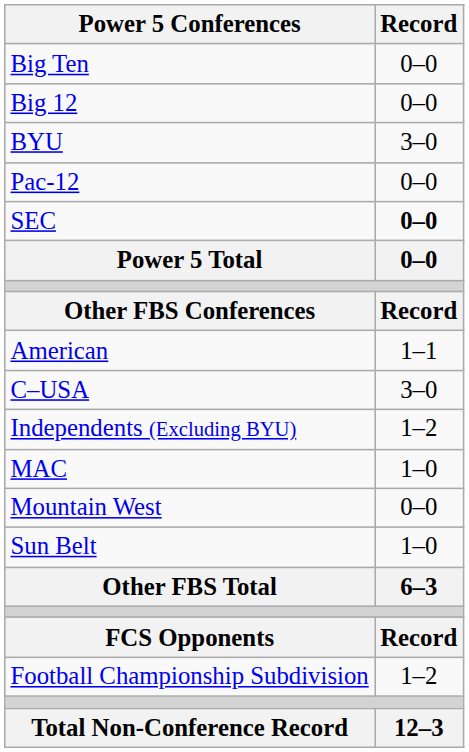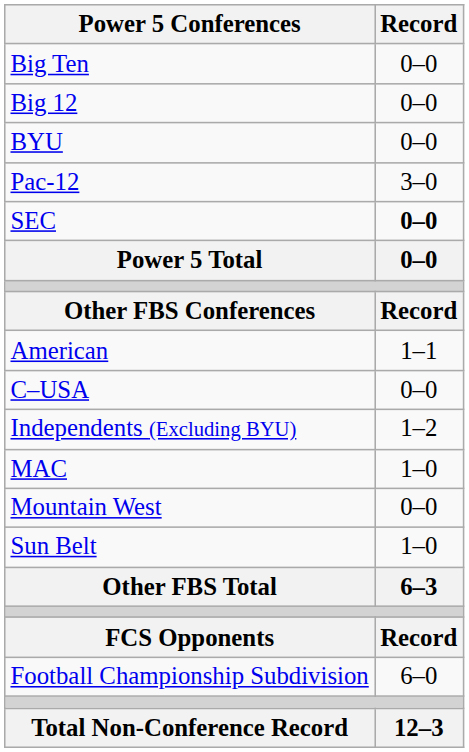(419, 142) 3–0 -> (419, 142) 0–0
(419, 181) 0–0 -> (419, 181) 3–0
(419, 389) 3–0 -> (419, 389) 0–0
(419, 676) 1–2 -> (419, 676) 6–0
